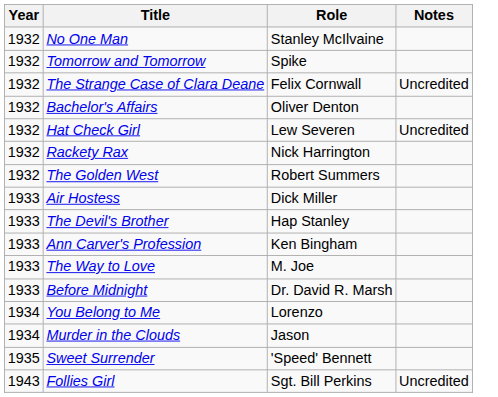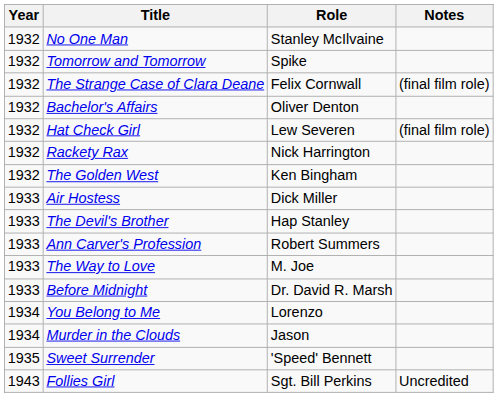(434, 84) Uncredited -> (444, 84) (final film role)
(434, 130) Uncredited -> (444, 130) (final film role)
(325, 175) Robert Summers -> (314, 175) Ken Bingham
(314, 244) Ken Bingham -> (325, 244) Robert Summers
